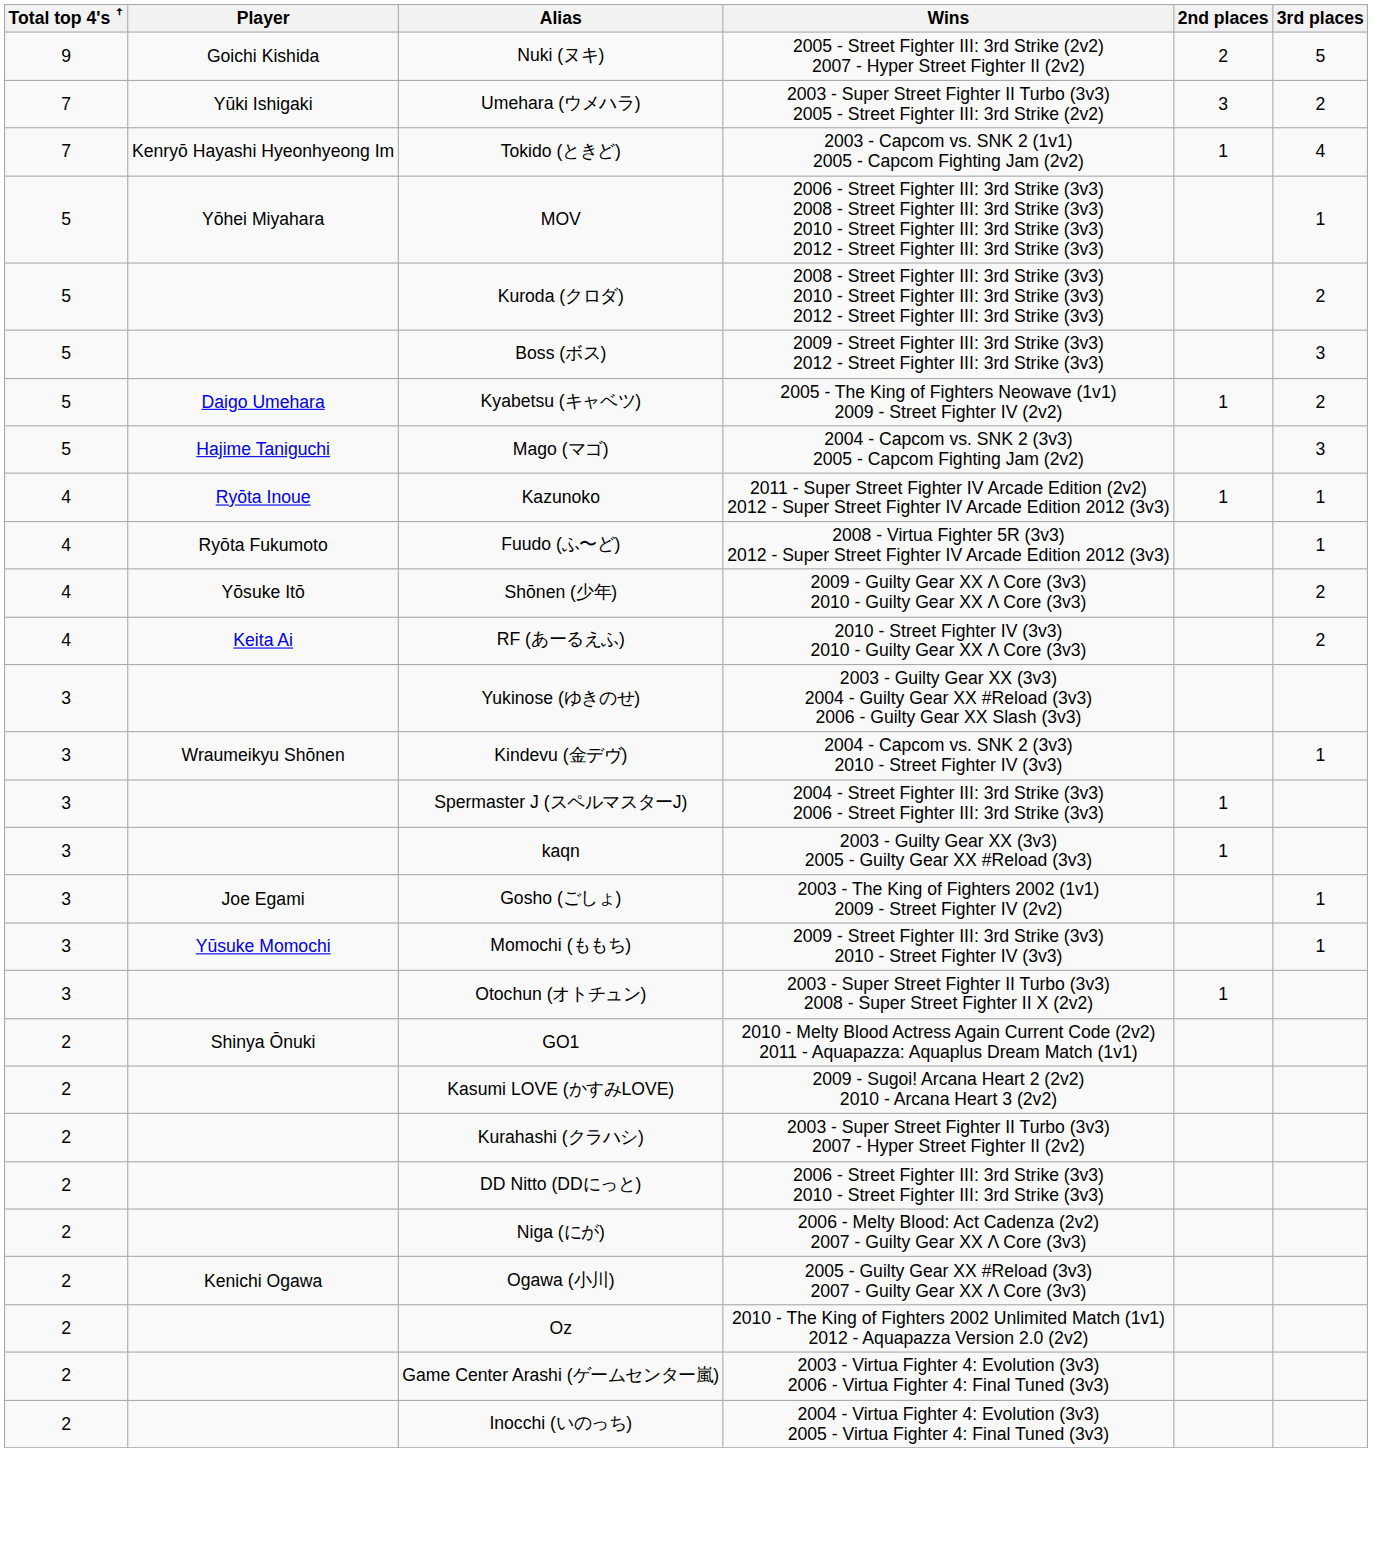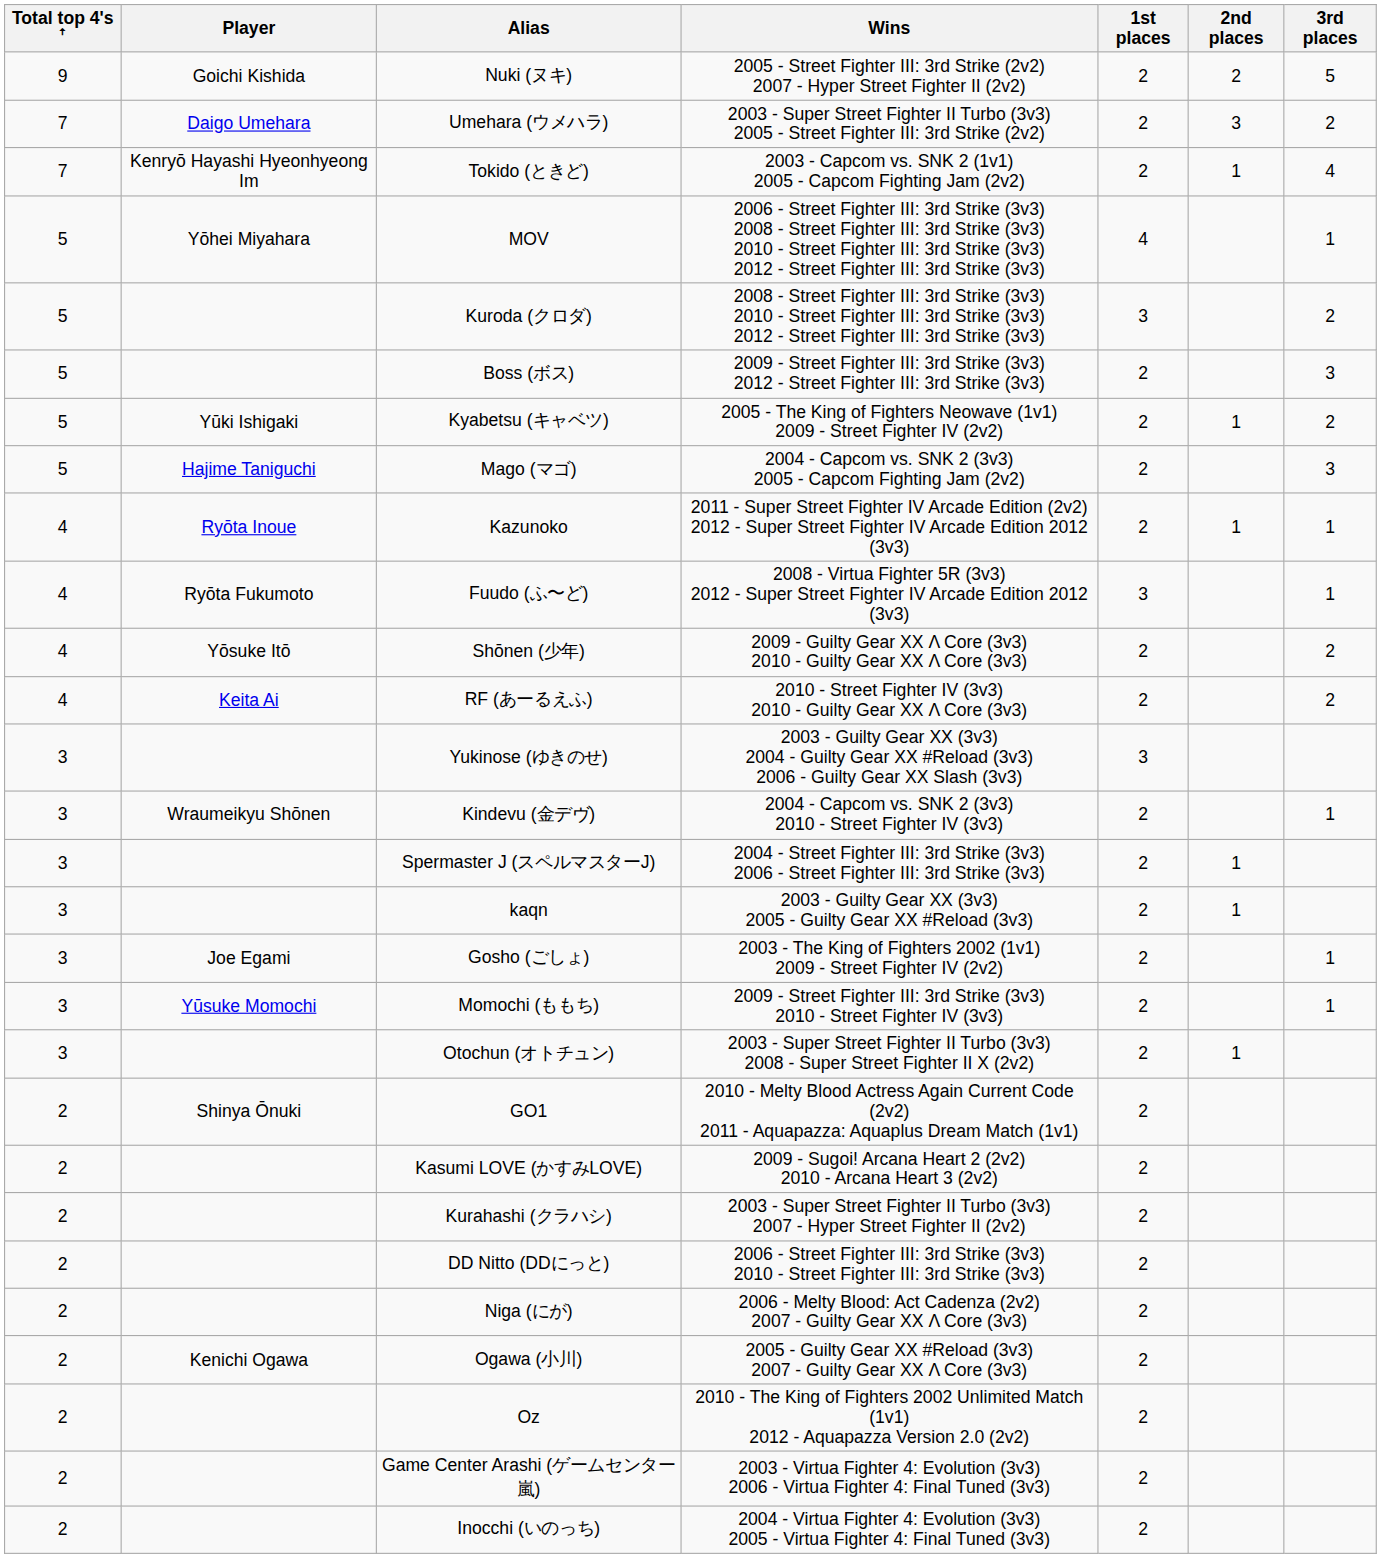+ column: (1143, 28)
(263, 103) Yūki Ishigaki -> (249, 123) Daigo Umehara
(263, 401) Daigo Umehara -> (249, 421) Yūki Ishigaki
